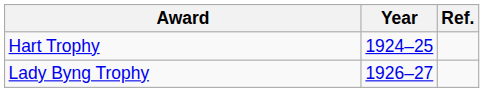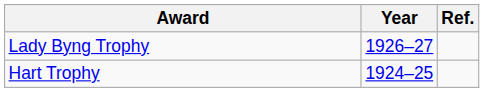rows swapped: (54, 45) <-> (79, 73)
